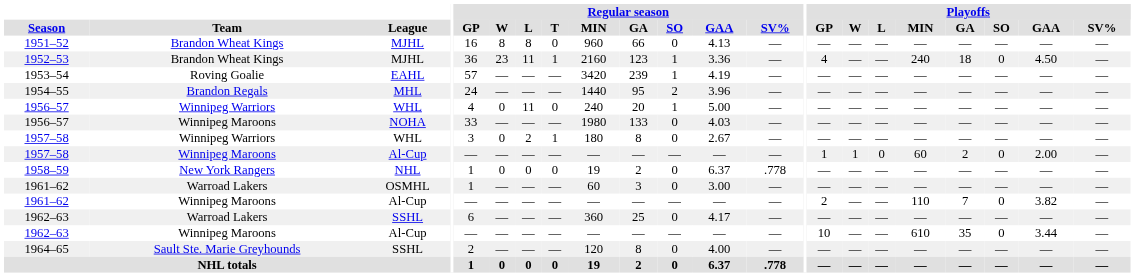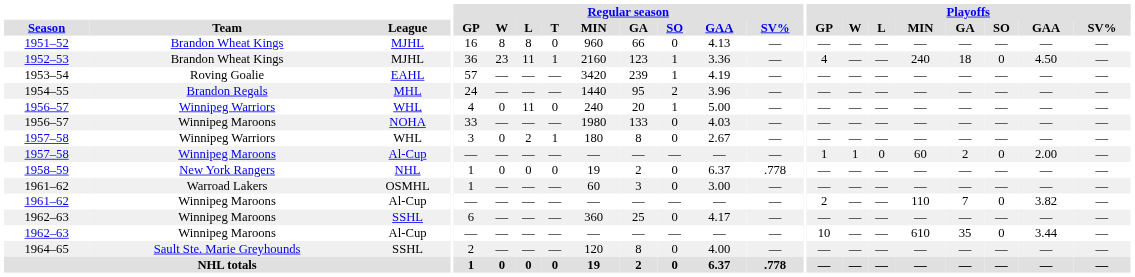(227, 217) Warroad Lakers -> (227, 217) Winnipeg Maroons
